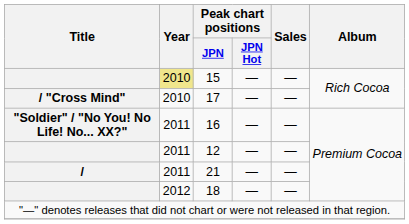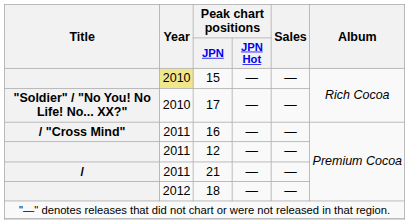(82, 98) / "Cross Mind" -> (82, 105) "Soldier" / "No You! No Life! No... XX?"
(82, 125) "Soldier" / "No You! No Life! No... XX?" -> (82, 132) / "Cross Mind"
